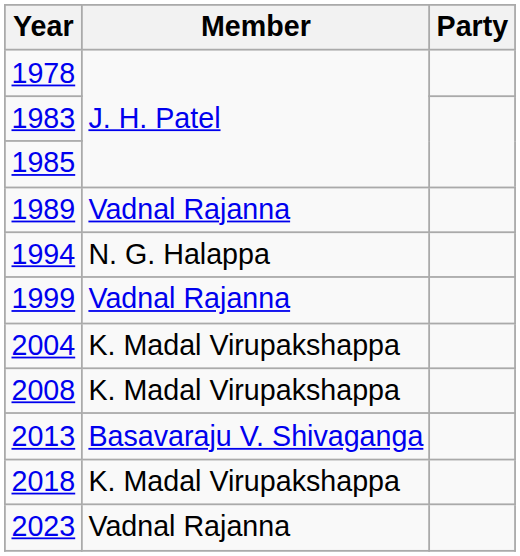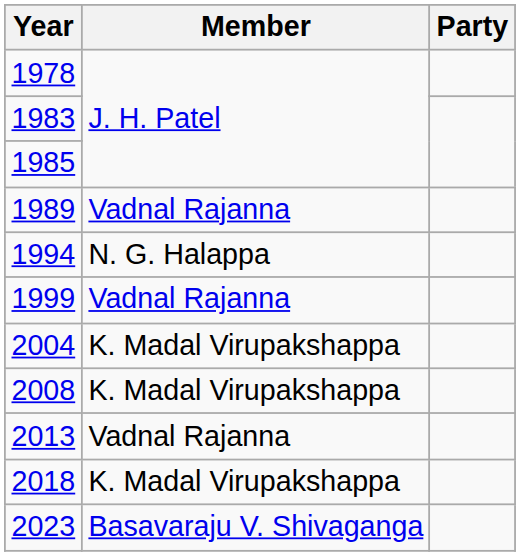(256, 436) Basavaraju V. Shivaganga -> (189, 436) Vadnal Rajanna
(189, 526) Vadnal Rajanna -> (256, 526) Basavaraju V. Shivaganga
